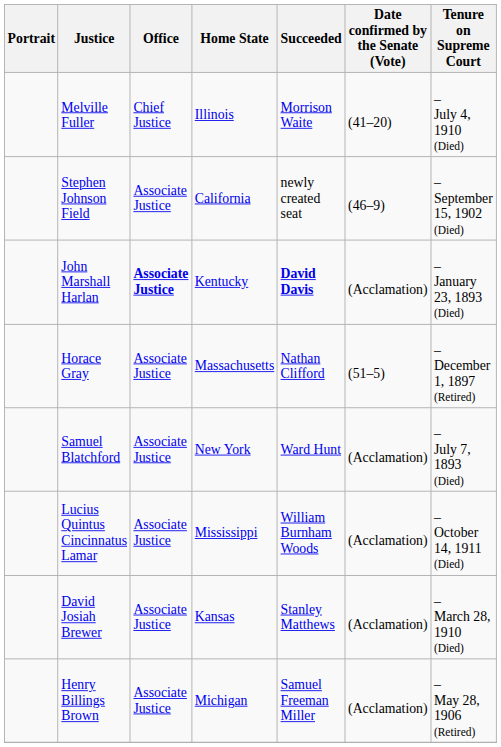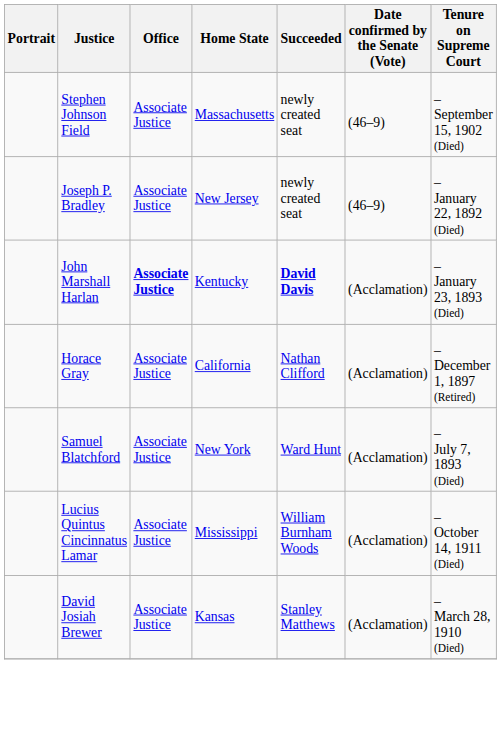- row: (85, 114)
(223, 198) California -> (235, 114) Massachusetts
+ row: (87, 198)
(235, 365) Massachusetts -> (223, 365) California
(366, 373) (51–5) -> (388, 373) (Acclamation)
- row: (83, 700)
